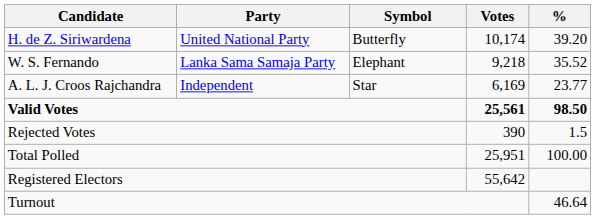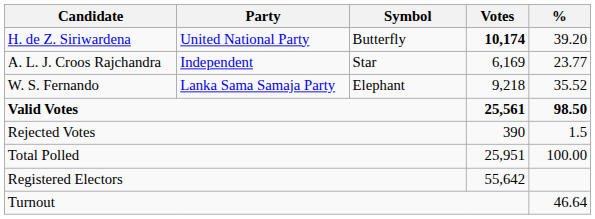(505, 39) normal -> (505, 39) bold
rows swapped: (53, 62) <-> (85, 86)
